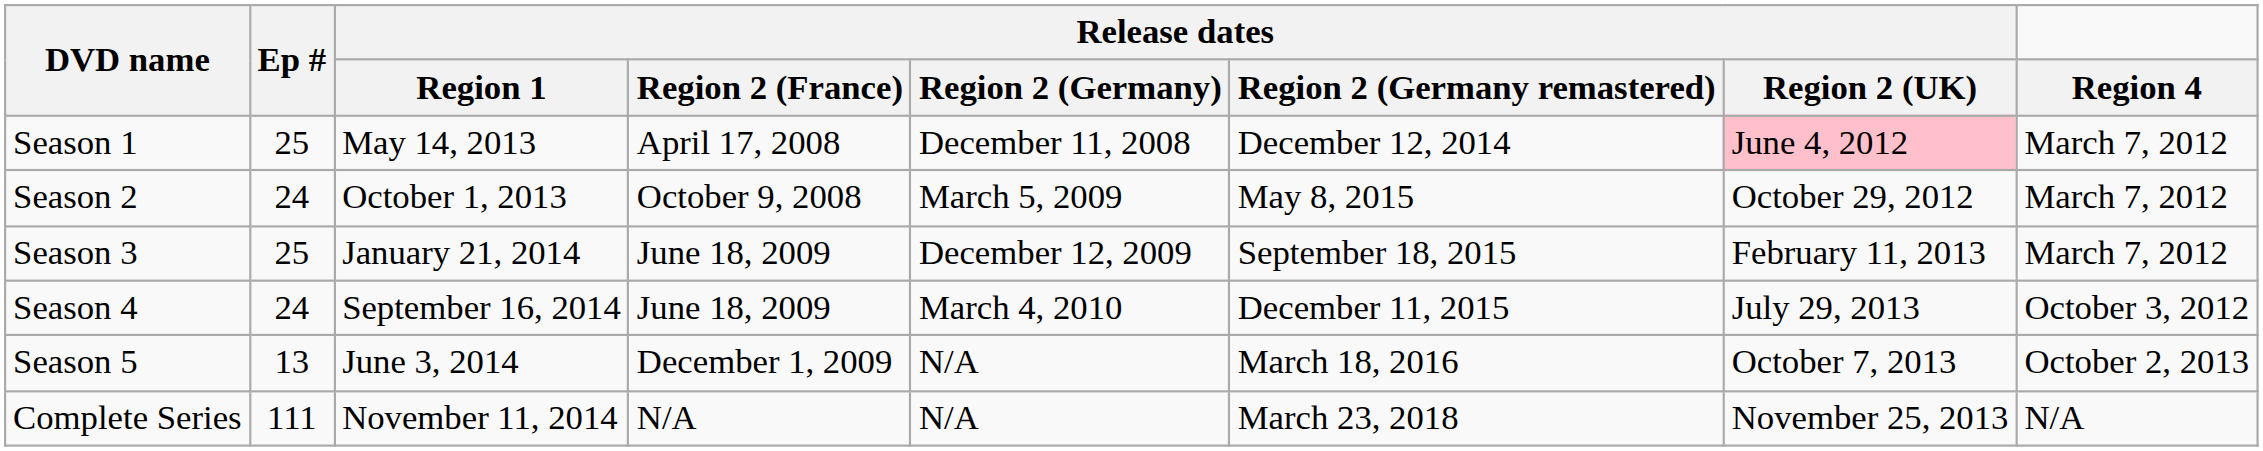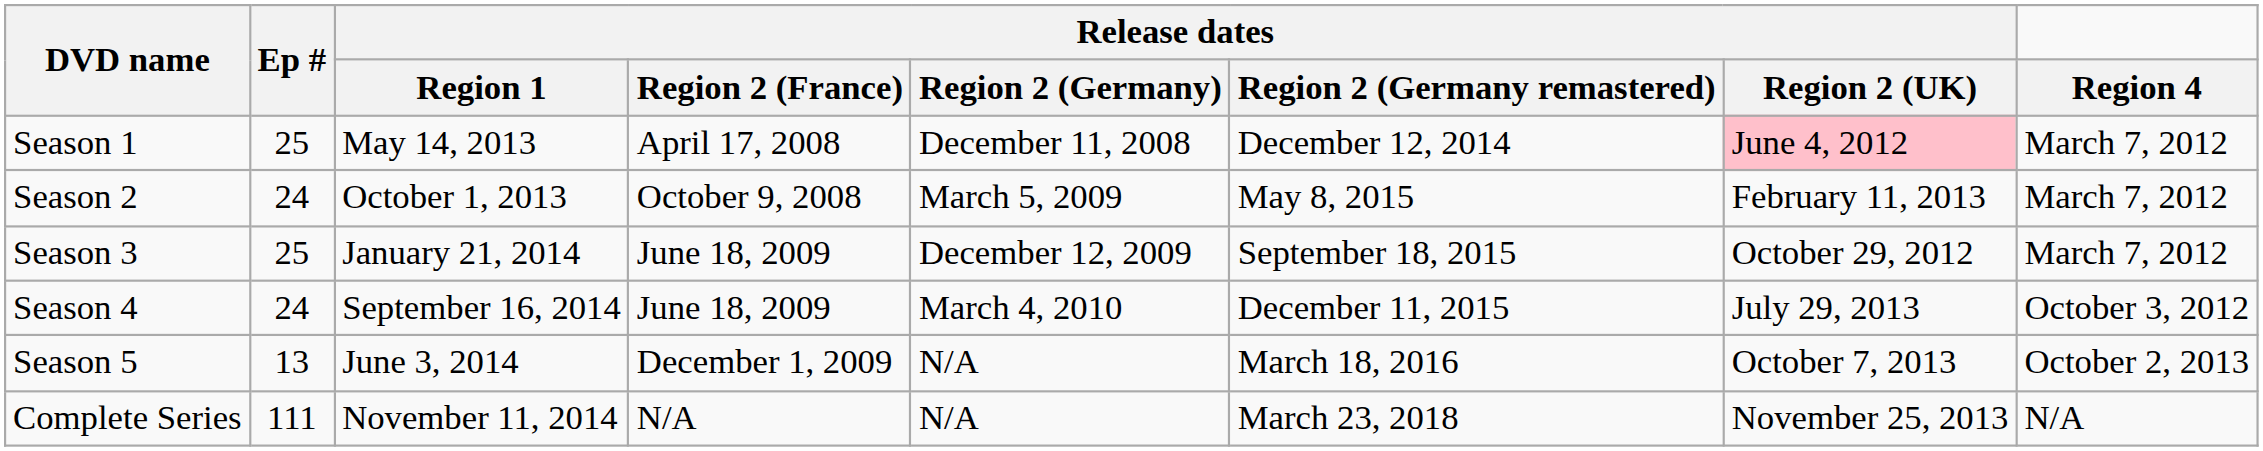(1853, 197) October 29, 2012 -> (1859, 197) February 11, 2013
(1859, 252) February 11, 2013 -> (1853, 252) October 29, 2012
